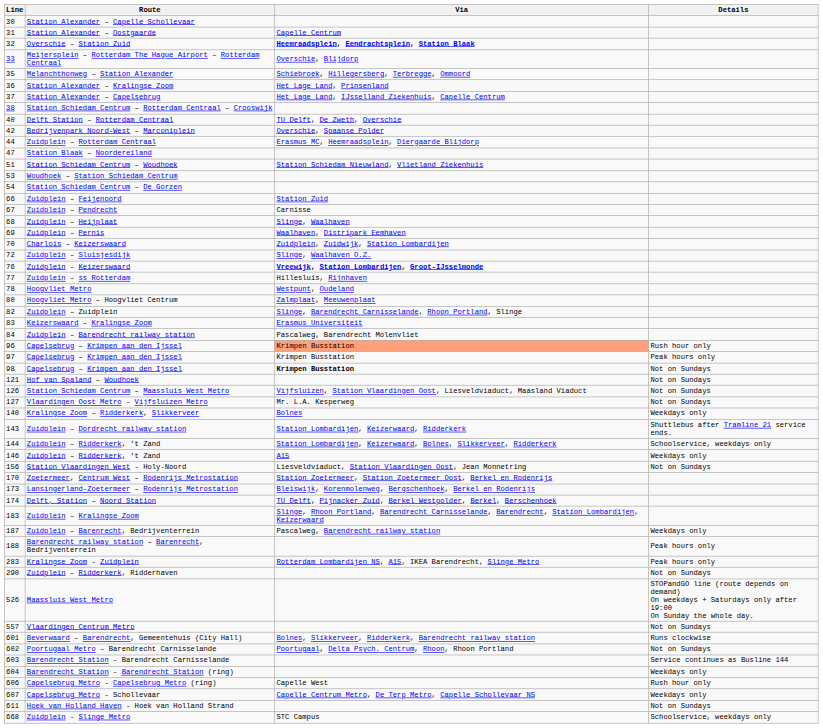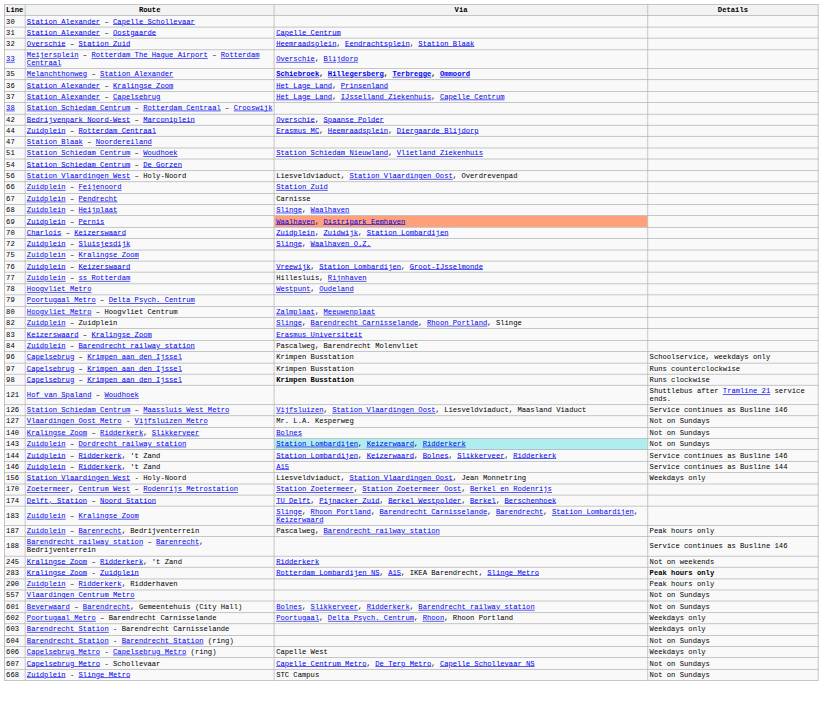(376, 44) bold -> (375, 44) normal
(373, 74) normal -> (373, 74) bold
- row: (10, 120)
- row: (10, 176)
+ row: (10, 176)
(341, 233) no background -> (341, 221) lightsalmon background
+ row: (10, 255)
(380, 267) bold -> (380, 267) normal
+ row: (10, 301)
(315, 346) lightsalmon background -> (315, 357) no background
(681, 346) Rush hour only -> (710, 357) Schoolservice, weekdays only
(683, 357) Peak hours only -> (695, 369) Runs counterclockwise
(681, 369) Not on Sundays -> (680, 380) Runs clockwise
(681, 380) Not on Sundays -> (727, 395) Shuttlebus after Tramline 21 service ends.
(681, 391) Not on Sundays -> (719, 410) Service continues as Busline 146
(678, 414) Weekdays only -> (680, 433) Not on Sundays
(371, 429) no background -> (371, 444) paleturquoise background
(728, 429) Shuttlebus after Tramline 21 service ends. -> (680, 444) Not on Sundays
(711, 444) Schoolservice, weekdays only -> (719, 456) Service continues as Busline 146
(678, 456) Weekdays only -> (719, 467) Service continues as Busline 144
(681, 467) Not on Sundays -> (678, 478) Weekdays only
- row: (13, 490)
(678, 531) Weekdays only -> (682, 531) Peak hours only
(683, 546) Peak hours only -> (719, 546) Service continues as Busline 146
+ row: (13, 562)
(683, 562) normal -> (682, 573) bold
(681, 573) Not on Sundays -> (682, 584) Peak hours only
- row: (13, 600)
(681, 638) Runs clockwise -> (680, 607) Not on Sundays
(681, 649) Not on Sundays -> (678, 618) Weekdays only
(719, 661) Service continues as Busline 144 -> (678, 630) Weekdays only
(678, 672) Weekdays only -> (680, 641) Not on Sundays
(681, 683) Rush hour only -> (678, 652) Weekdays only
(678, 695) Weekdays only -> (680, 664) Not on Sundays
- row: (13, 706)
(711, 717) Schoolservice, weekdays only -> (680, 675) Not on Sundays
